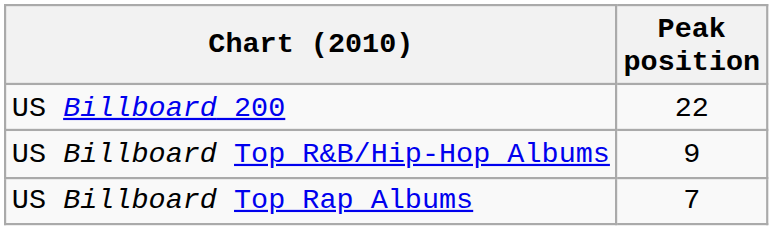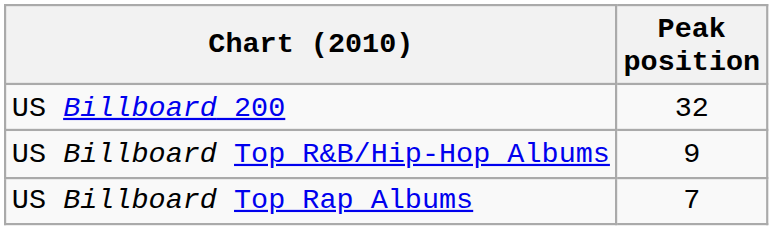(692, 108) 22 -> (692, 108) 32
